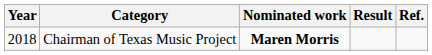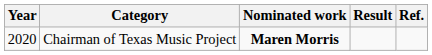(22, 38) 2018 -> (22, 38) 2020
